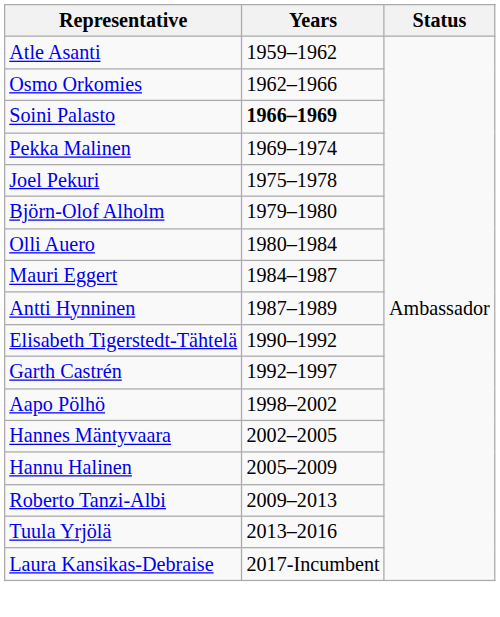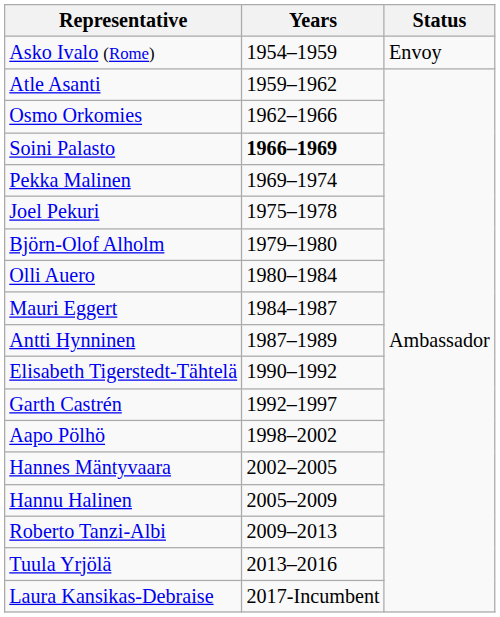+ row: (82, 52)
